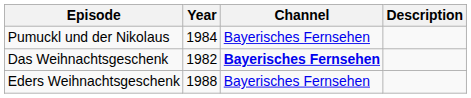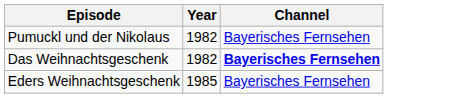- column: (425, 15)
(202, 37) 1984 -> (202, 37) 1982
(202, 81) 1988 -> (202, 81) 1985
